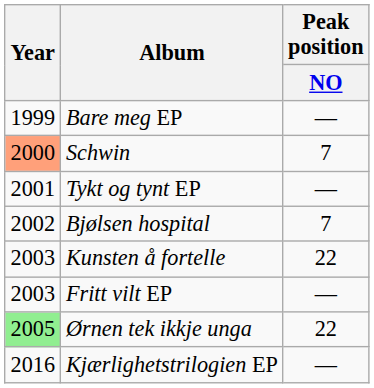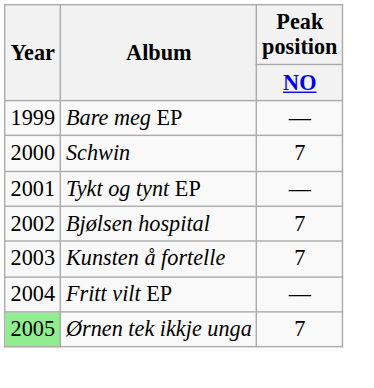(33, 152) lightsalmon background -> (33, 152) no background
(326, 258) 22 -> (300, 258) 7
(33, 294) 2003 -> (33, 294) 2004
(326, 329) 22 -> (300, 329) 7
- row: (172, 364)
